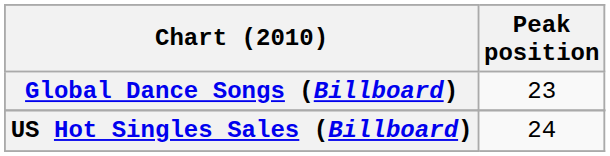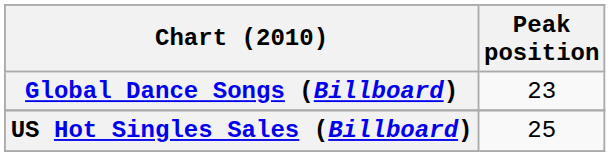(542, 131) 24 -> (542, 131) 25
